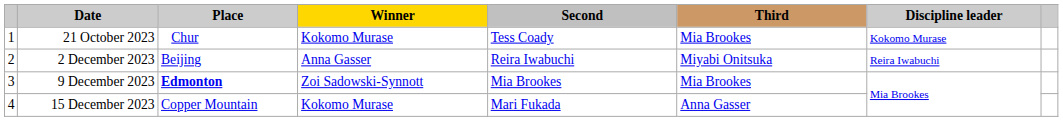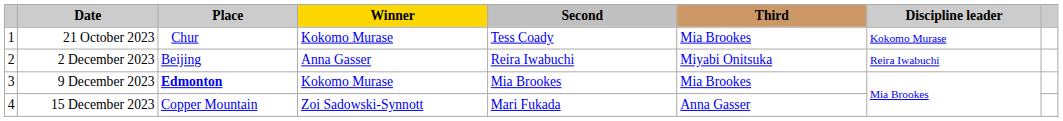(362, 82) Zoi Sadowski-Synnott -> (347, 82) Kokomo Murase
(347, 104) Kokomo Murase -> (362, 104) Zoi Sadowski-Synnott
